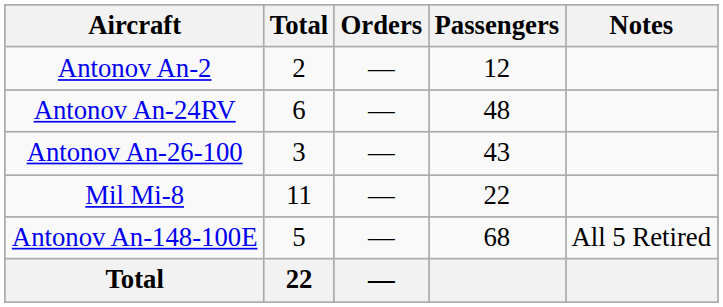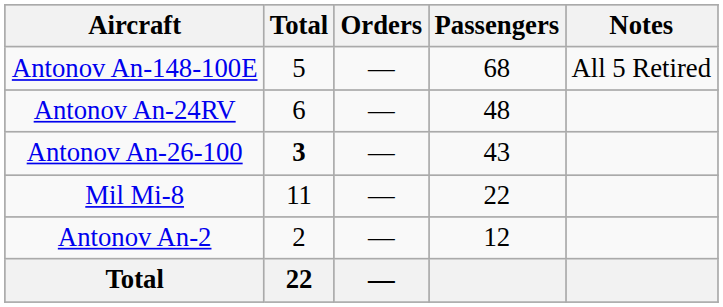rows swapped: (135, 68) <-> (135, 237)
(299, 152) normal -> (299, 152) bold
